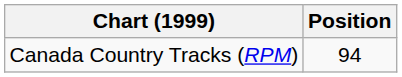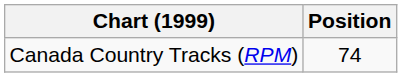(350, 54) 94 -> (350, 54) 74
